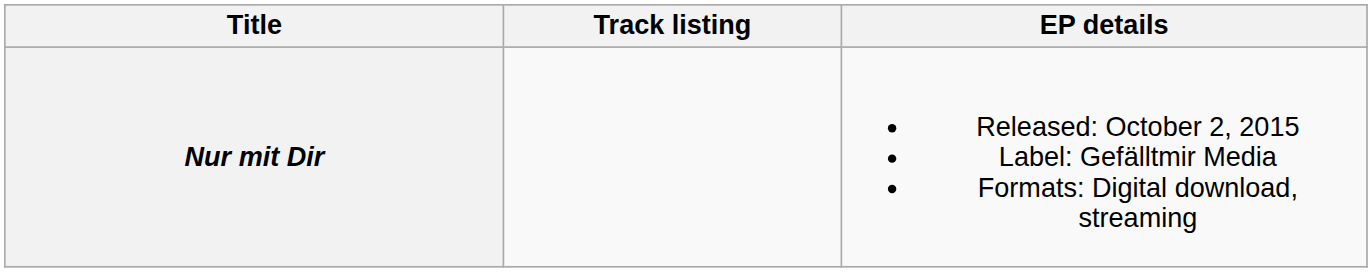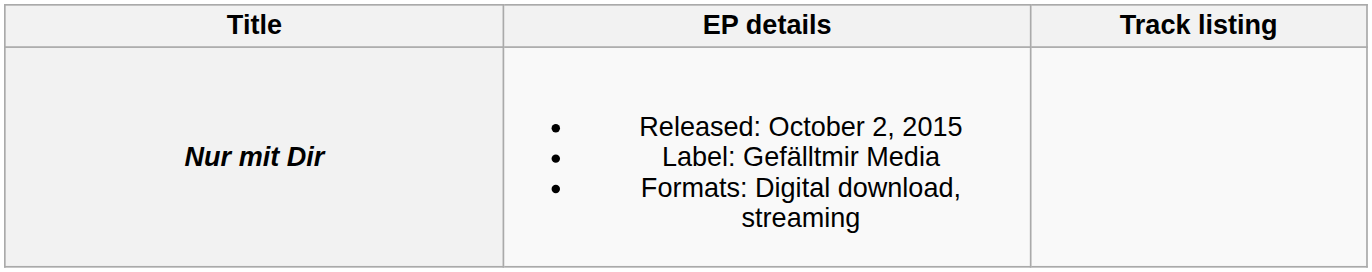columns swapped: (1104, 25) <-> (673, 25)
